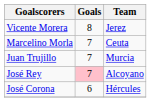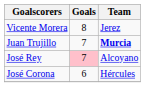- row: (40, 43)
(120, 58) normal -> (116, 43) bold
